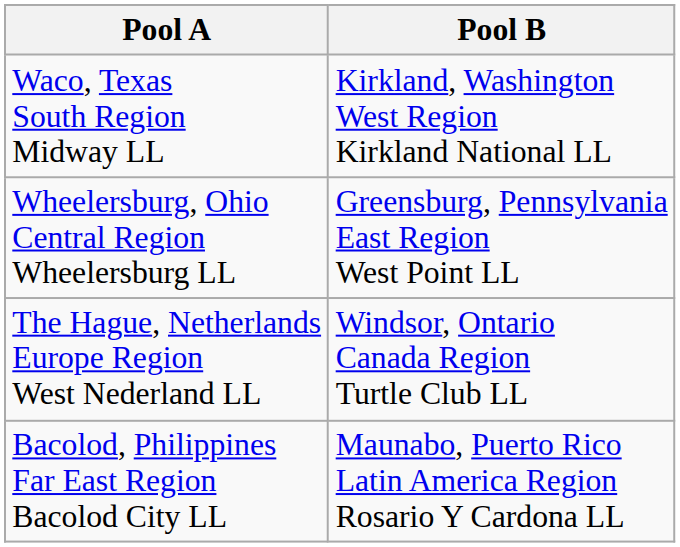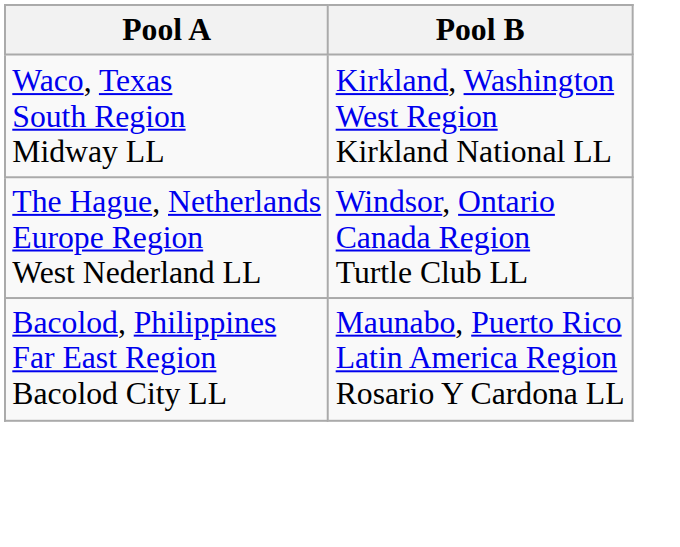- row: (140, 237)
